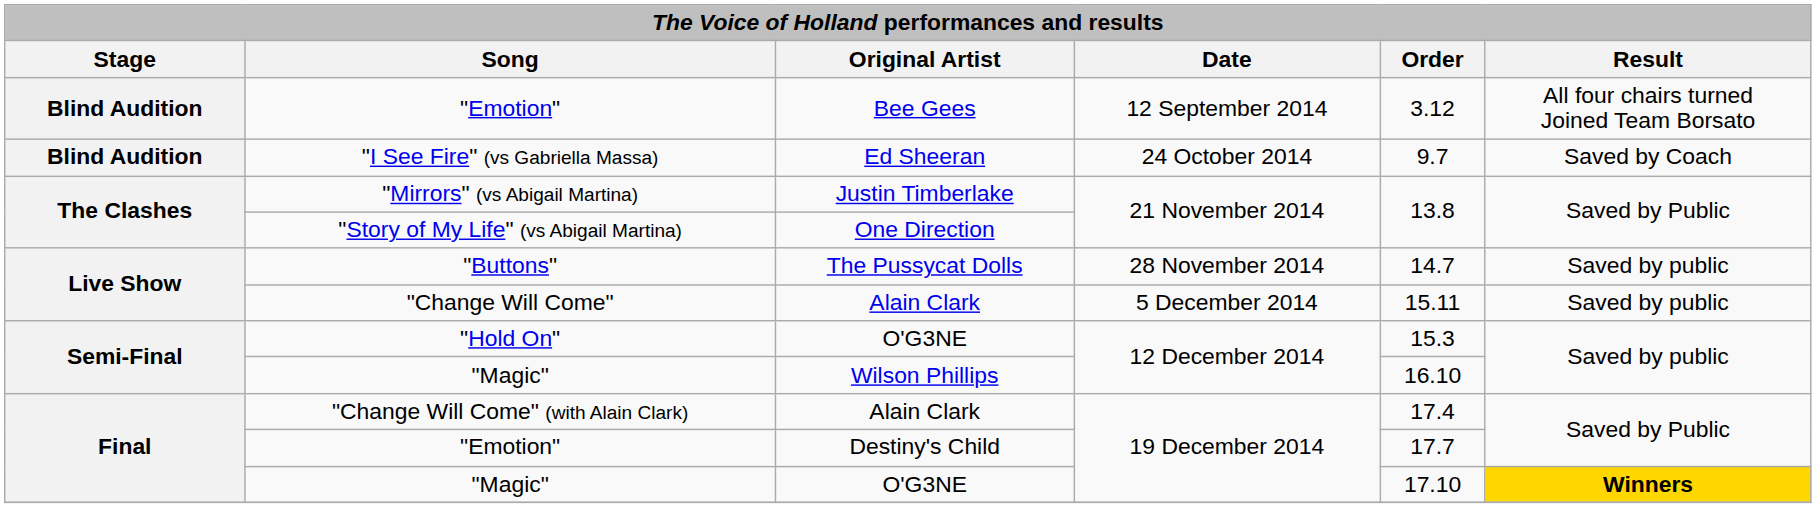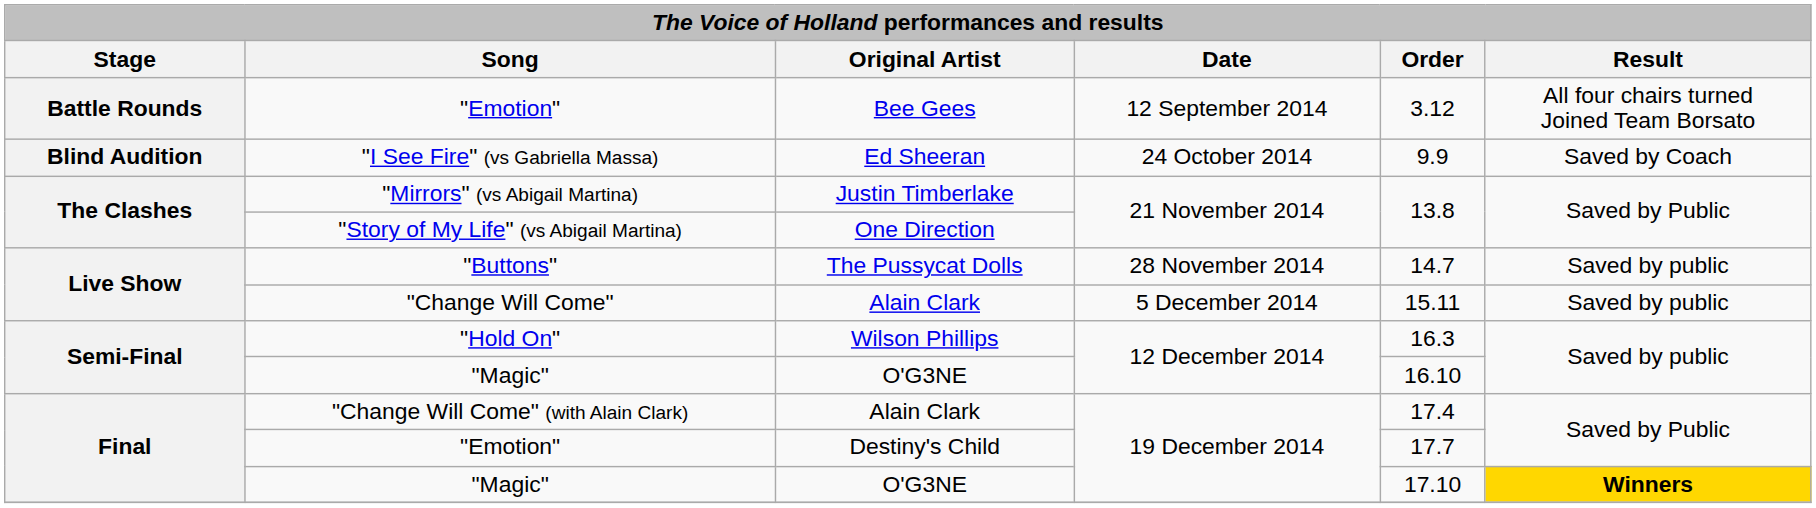(125, 108) Blind Audition -> (125, 108) Battle Rounds
(1433, 157) 9.7 -> (1433, 157) 9.9
(925, 338) O'G3NE -> (925, 338) Wilson Phillips
(1433, 338) 15.3 -> (1433, 338) 16.3
(925, 374) Wilson Phillips -> (925, 374) O'G3NE
